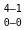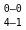rows swapped: (13, 22) <-> (13, 9)
